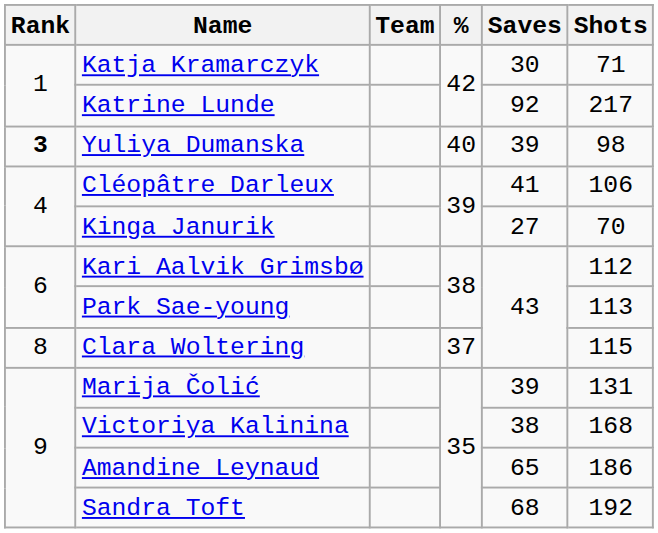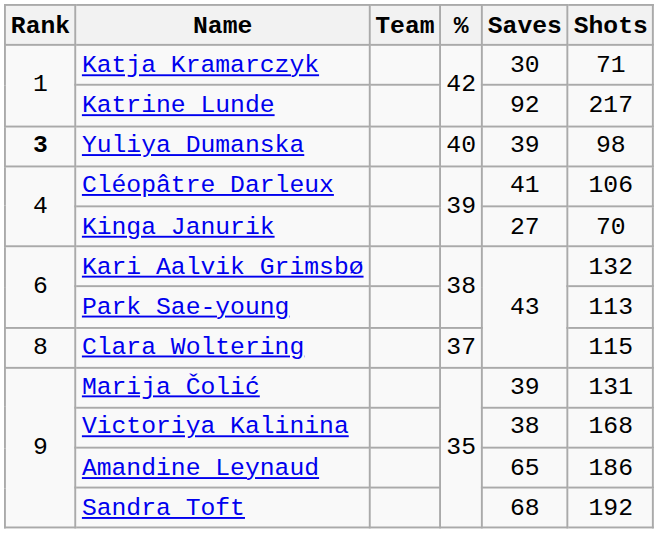(611, 267) 112 -> (611, 267) 132
